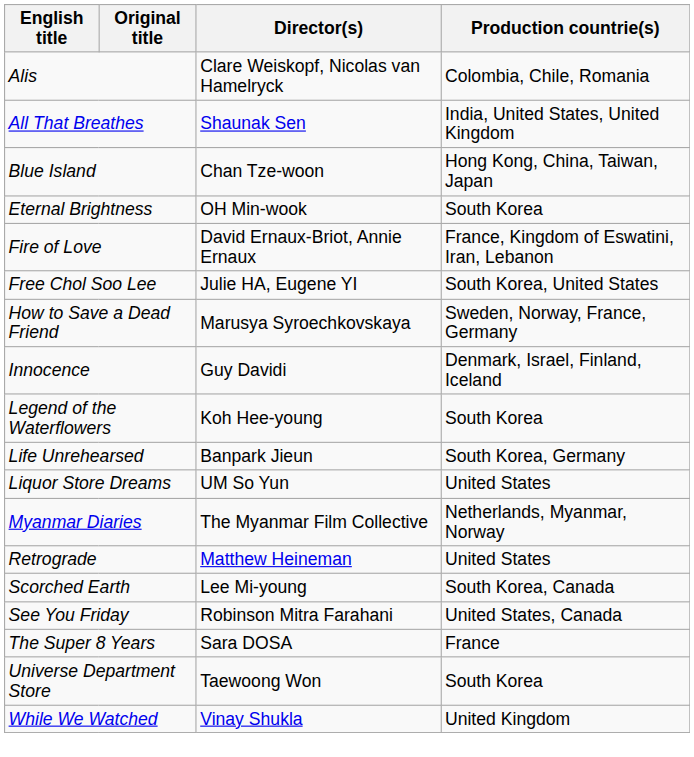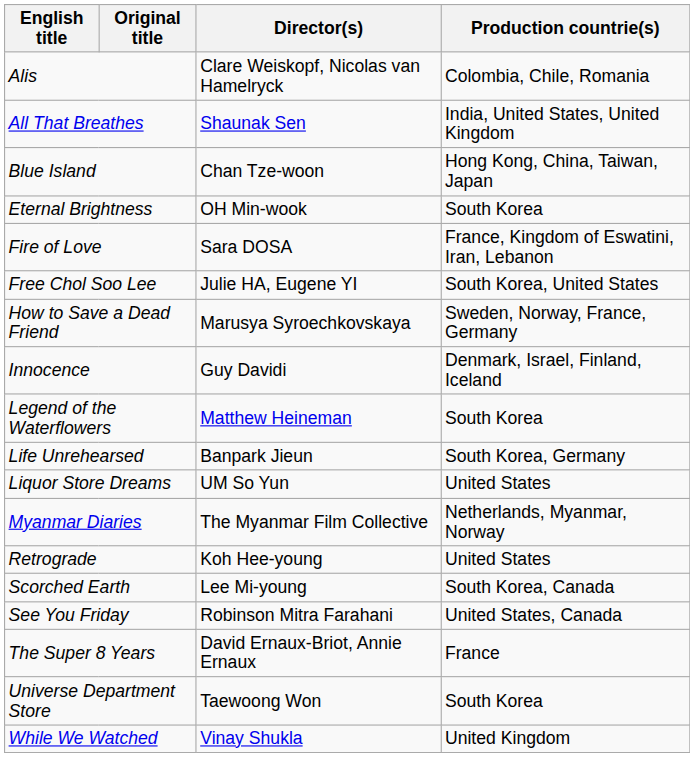(301, 247) David Ernaux-Briot, Annie Ernaux -> (246, 247) Sara DOSA
(261, 418) Koh Hee-young -> (276, 418) Matthew Heineman
(276, 559) Matthew Heineman -> (261, 559) Koh Hee-young
(246, 643) Sara DOSA -> (301, 653) David Ernaux-Briot, Annie Ernaux
